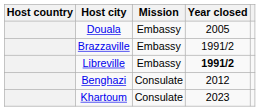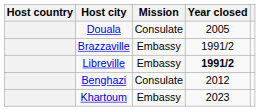(159, 30) Embassy -> (159, 30) Consulate
(159, 98) Consulate -> (159, 98) Embassy
